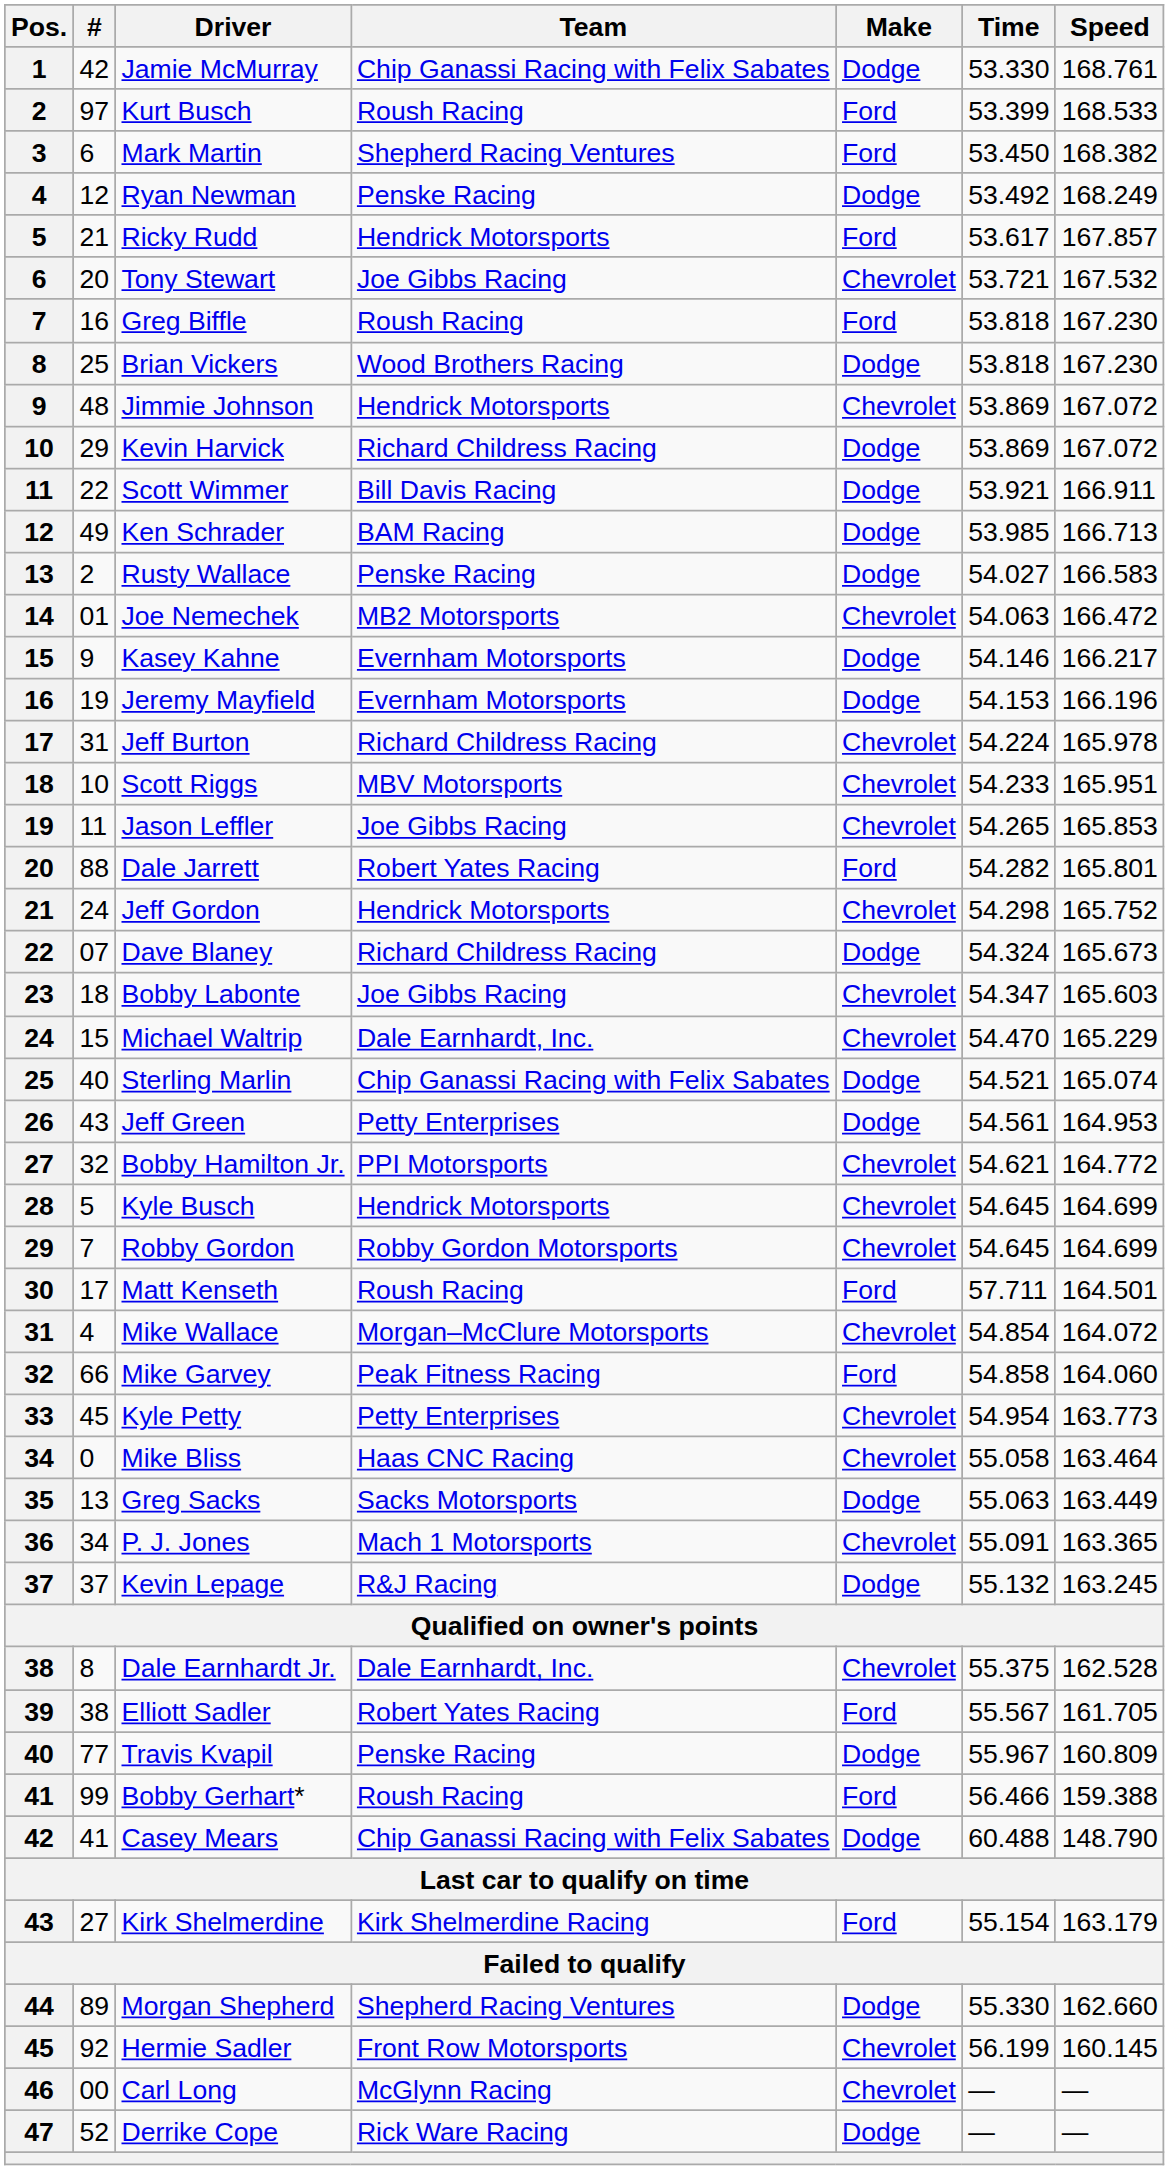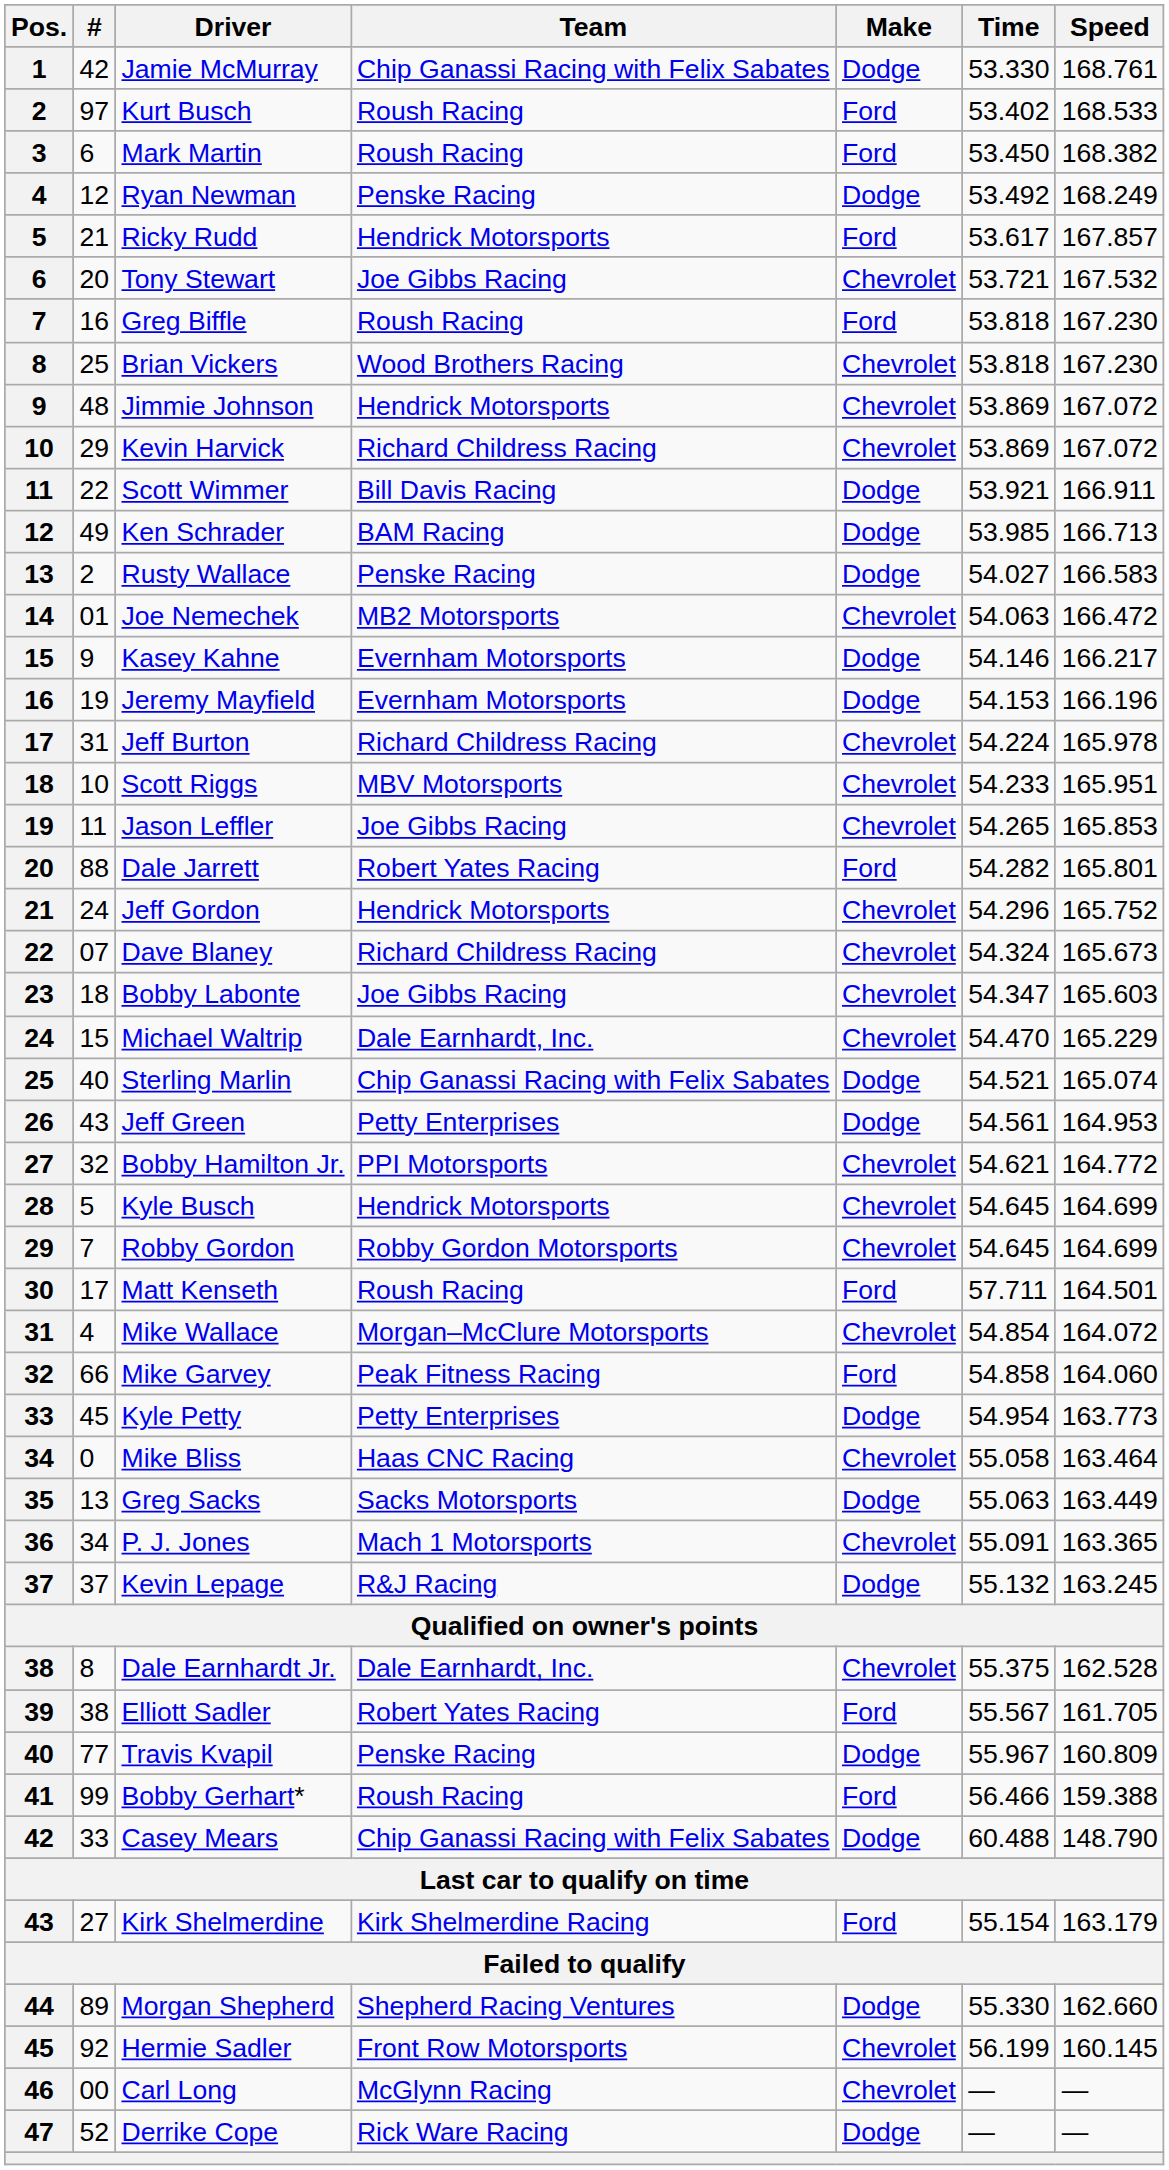(1009, 110) 53.399 -> (1009, 110) 53.402
(516, 152) Shepherd Racing Ventures -> (440, 152) Roush Racing
(881, 363) Dodge -> (899, 363) Chevrolet
(881, 447) Dodge -> (899, 447) Chevrolet
(1009, 910) 54.298 -> (1009, 910) 54.296
(881, 953) Dodge -> (899, 953) Chevrolet
(899, 1416) Chevrolet -> (881, 1416) Dodge
(94, 1837) 41 -> (94, 1837) 33
